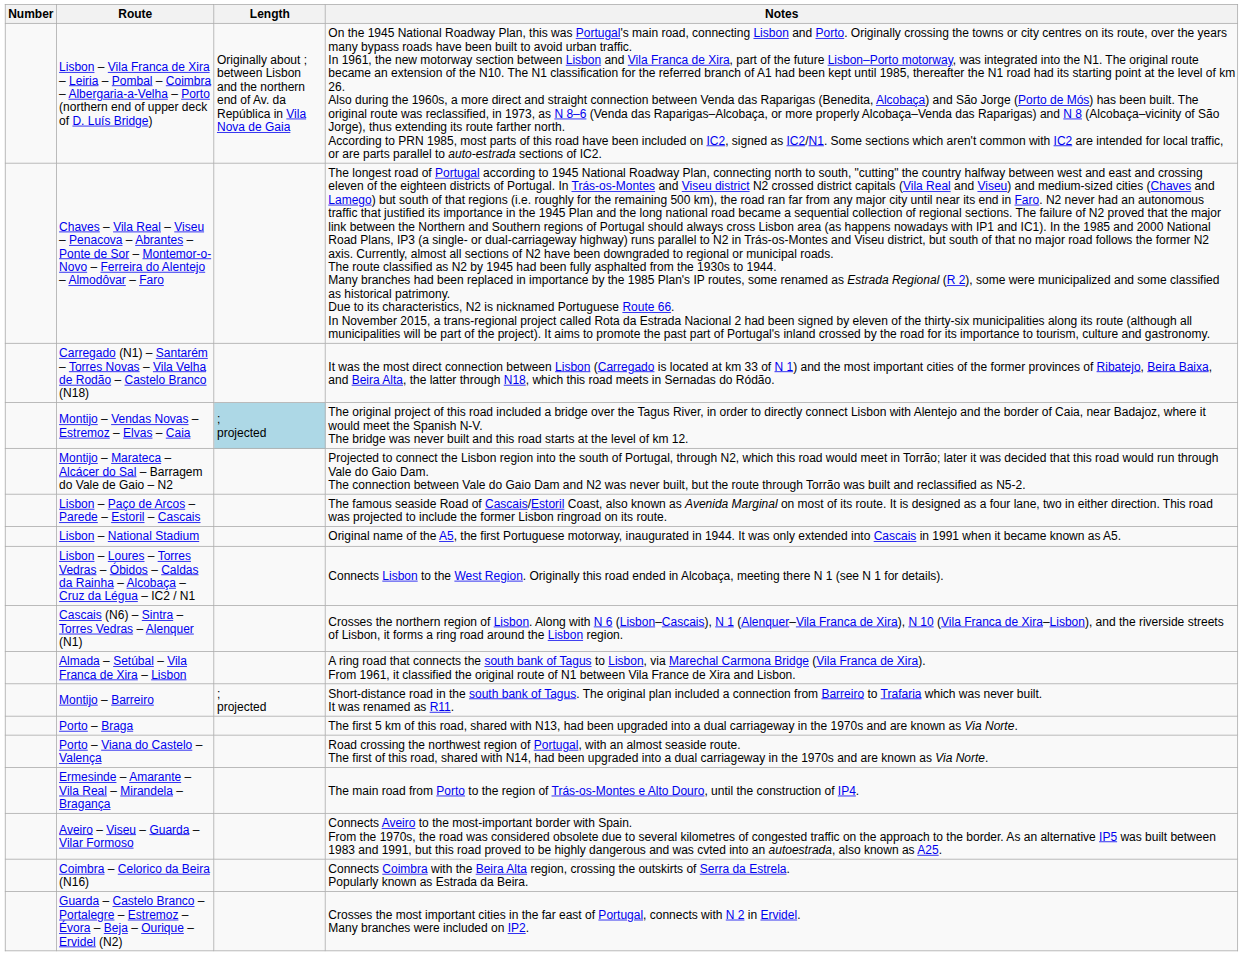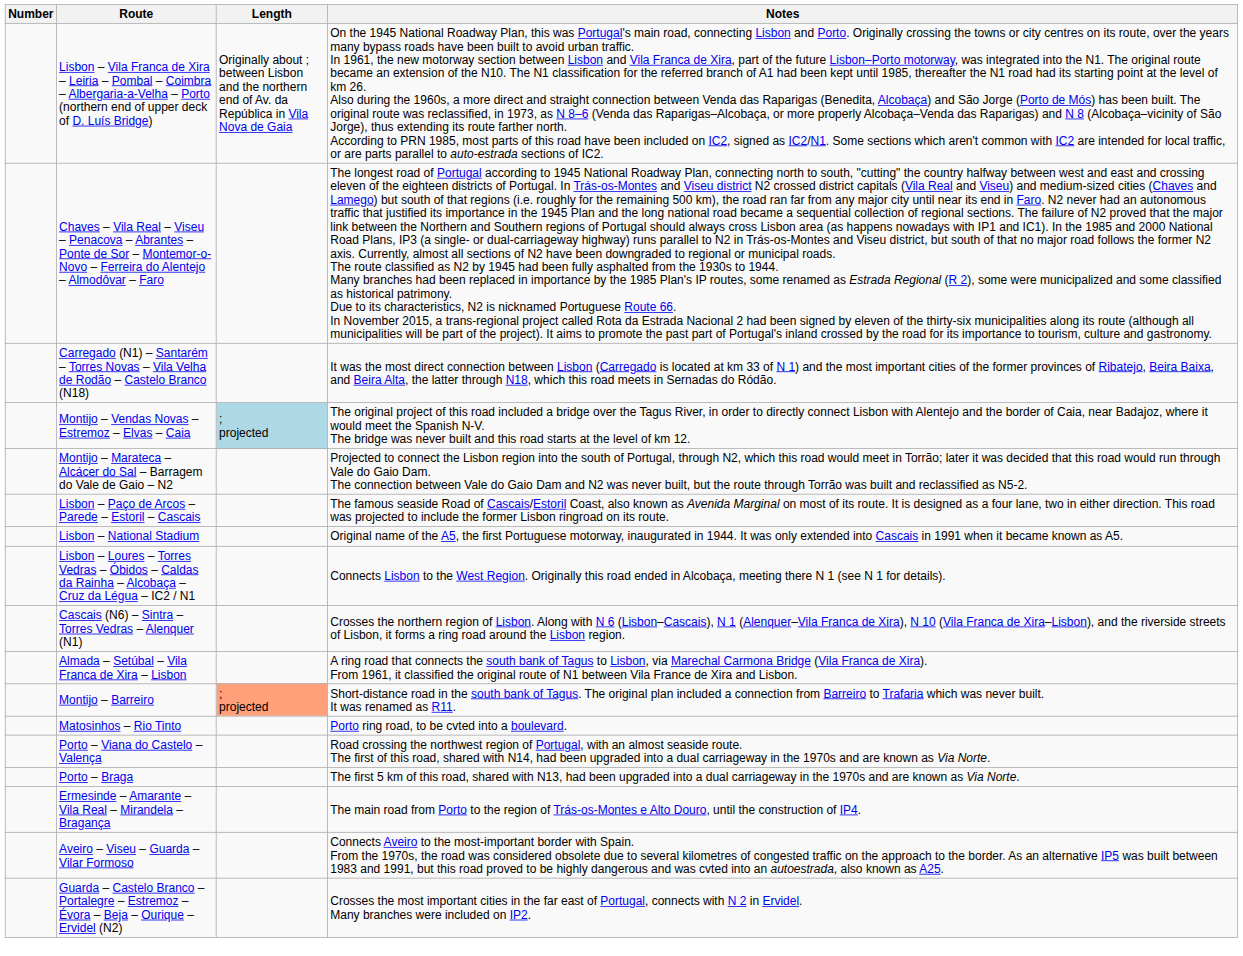(242, 700) no background -> (244, 700) lightsalmon background
+ row: (120, 725)
rows swapped: (131, 751) <-> (96, 725)
- row: (134, 875)
